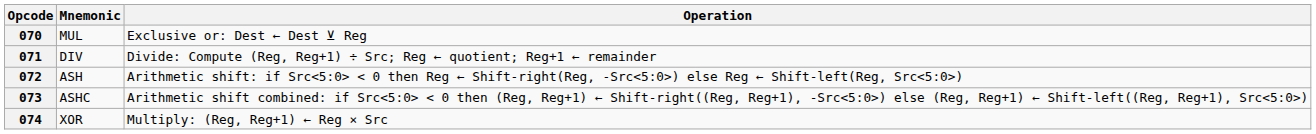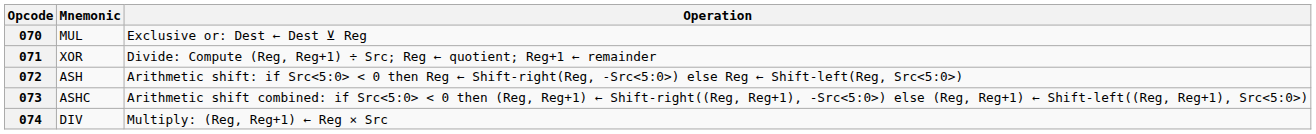(71, 56) DIV -> (71, 56) XOR
(71, 119) XOR -> (71, 119) DIV
